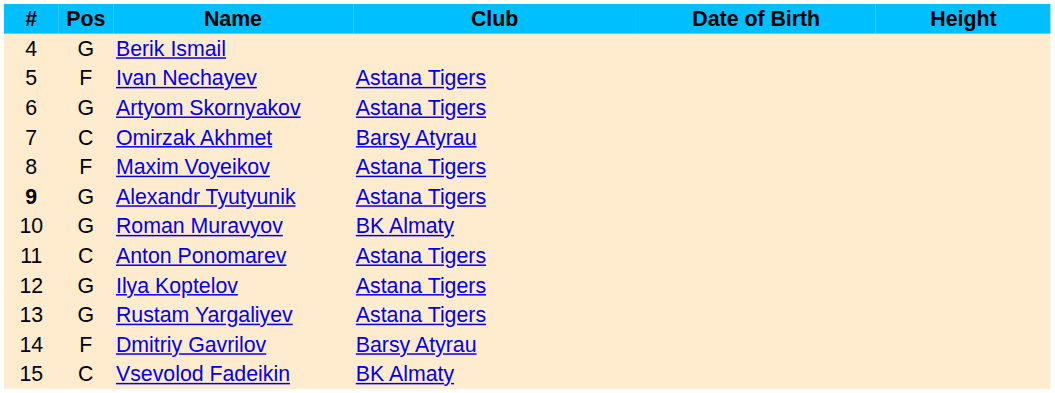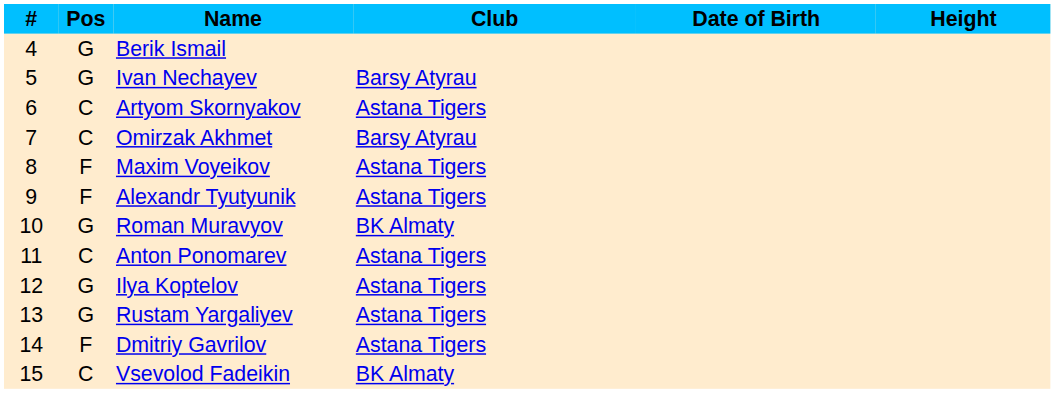(86, 78) F -> (86, 78) G
(421, 78) Astana Tigers -> (416, 78) Barsy Atyrau
(86, 108) G -> (86, 108) C
(31, 196) bold -> (31, 196) normal
(86, 196) G -> (86, 196) F
(416, 344) Barsy Atyrau -> (421, 344) Astana Tigers
